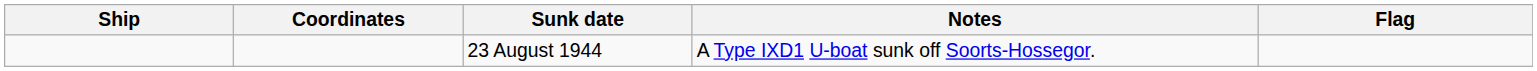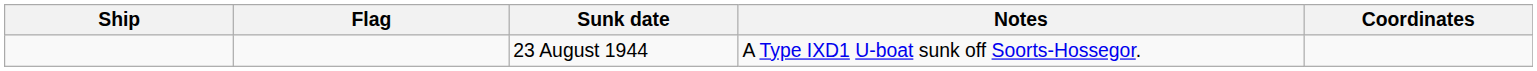columns swapped: (1395, 19) <-> (348, 19)
